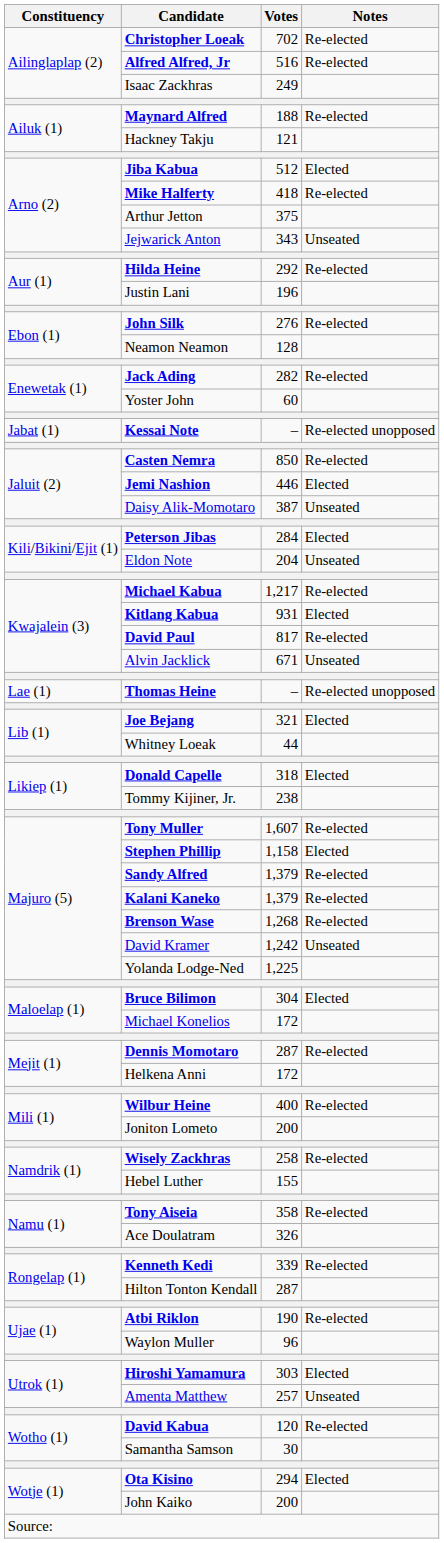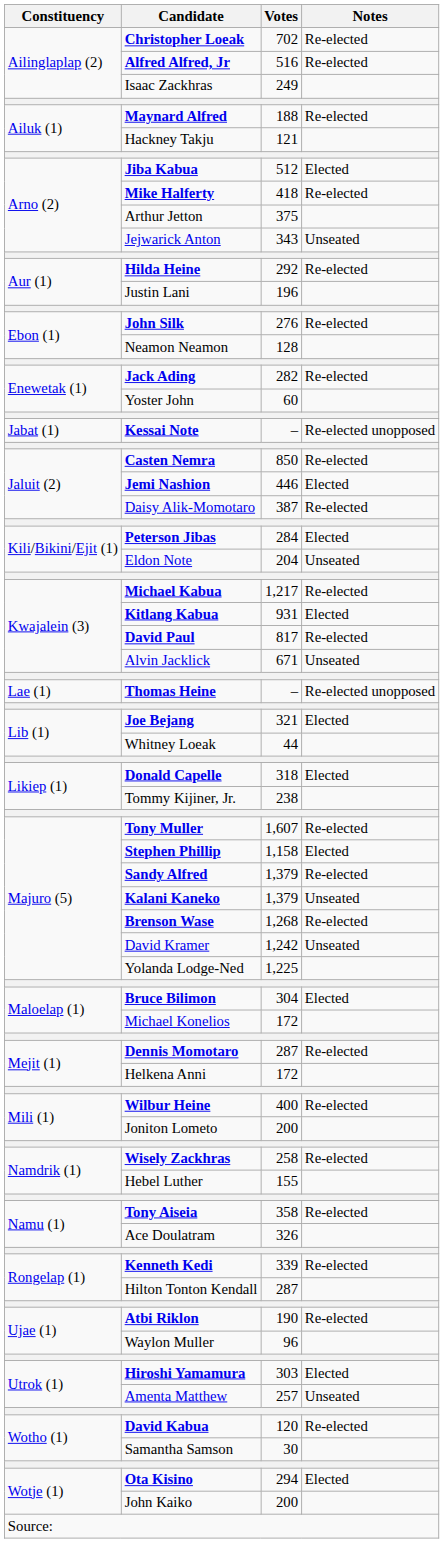(332, 507) Unseated -> (336, 507) Re-elected
(336, 898) Re-elected -> (332, 898) Unseated
